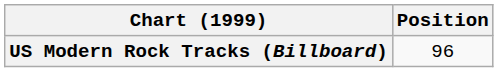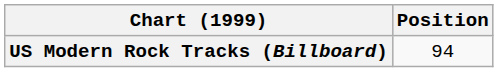(443, 51) 96 -> (443, 51) 94
